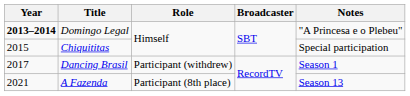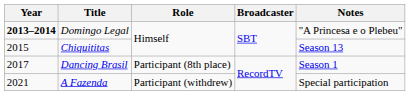(344, 47) Special participation -> (321, 47) Season 13
(183, 64) Participant (withdrew) -> (182, 64) Participant (8th place)
(182, 82) Participant (8th place) -> (183, 82) Participant (withdrew)
(321, 82) Season 13 -> (344, 82) Special participation
